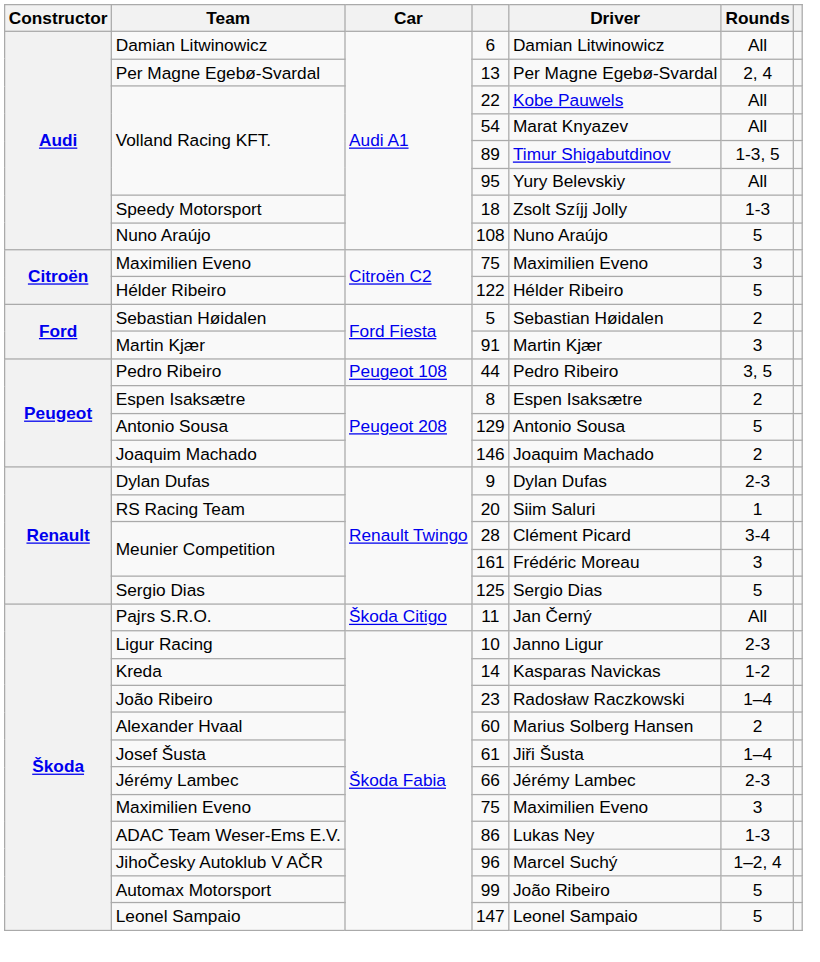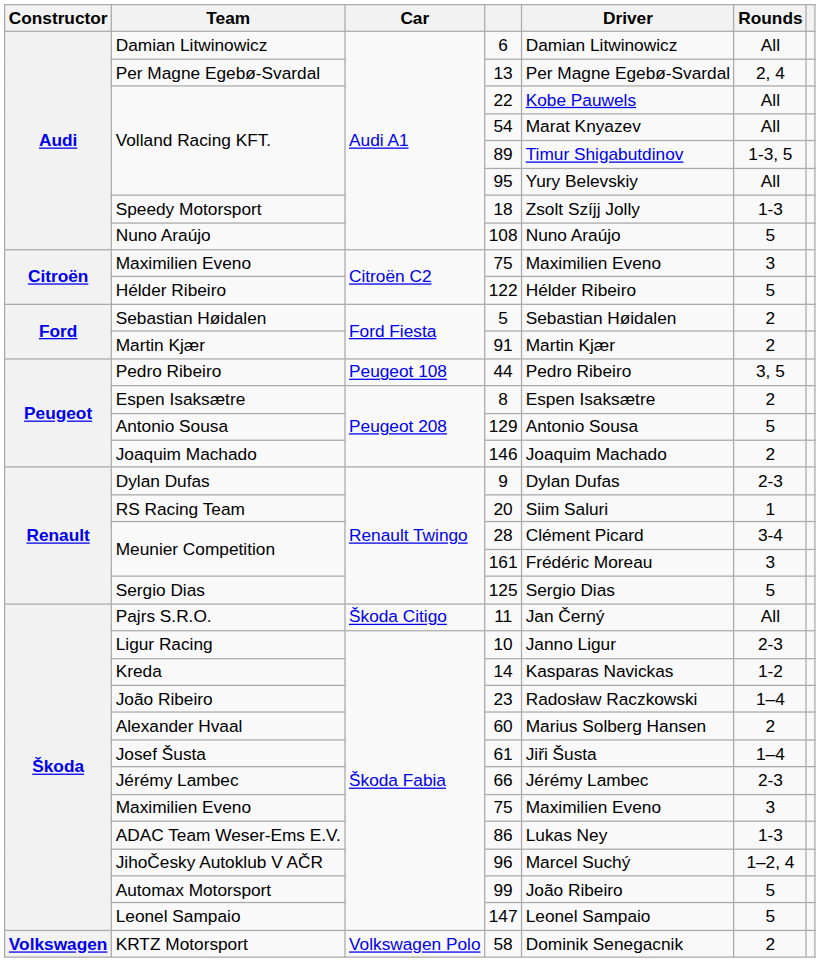(758, 345) 3 -> (770, 345) 2
+ row: (415, 944)
